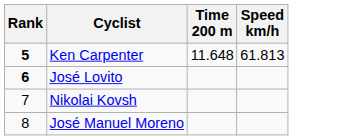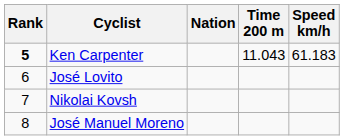+ column: (213, 24)
(212, 54) 11.648 -> (264, 54) 11.043
(262, 54) 61.813 -> (314, 54) 61.183
(25, 77) bold -> (25, 77) normal
